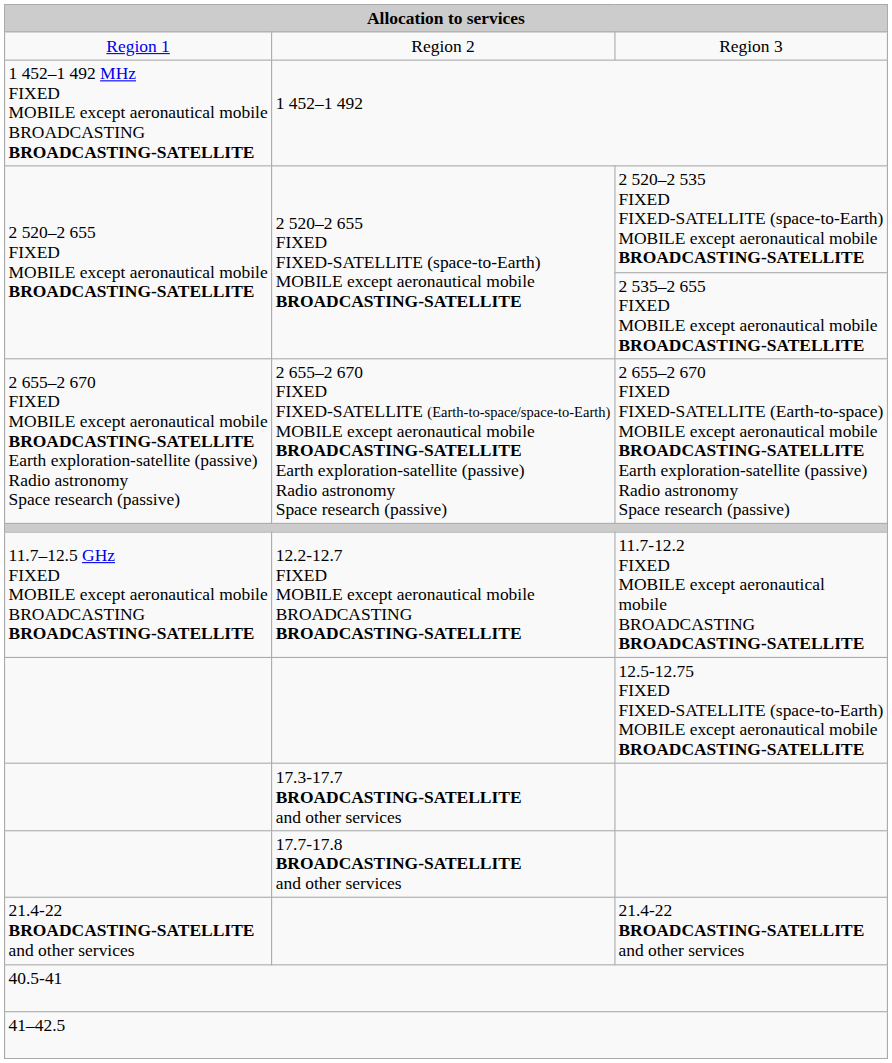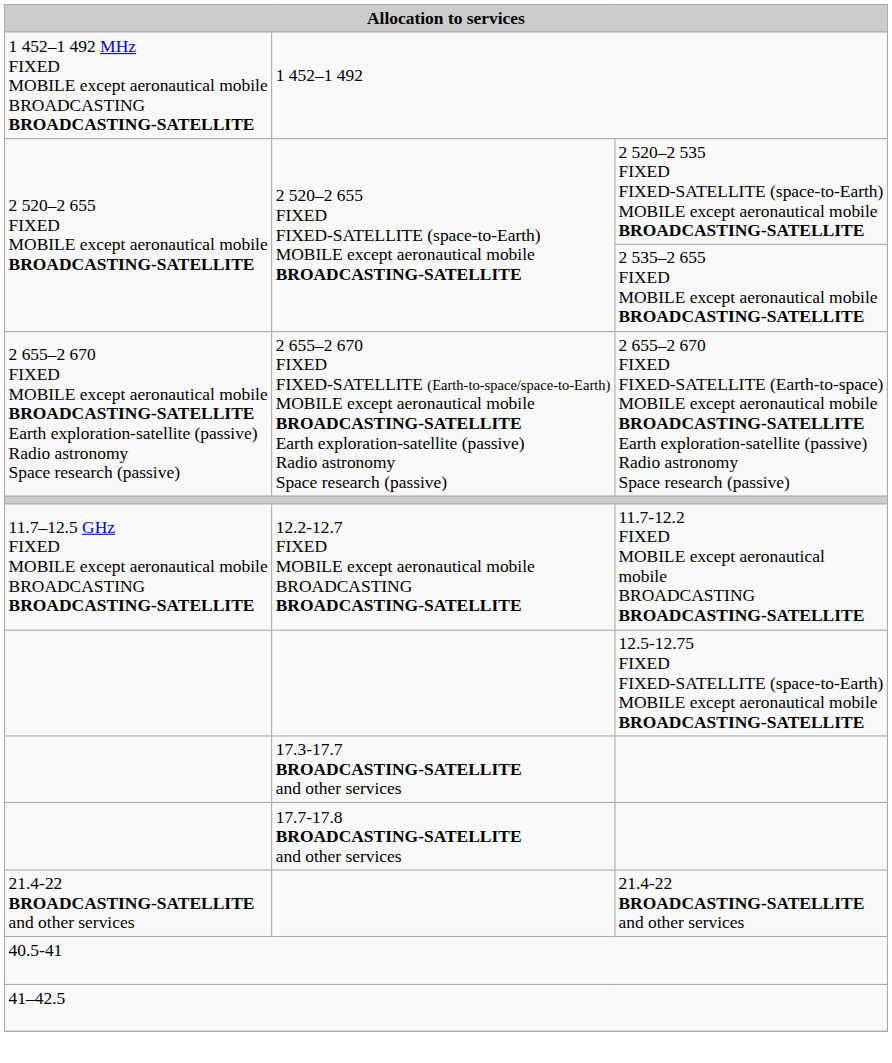- row: (443, 45)
